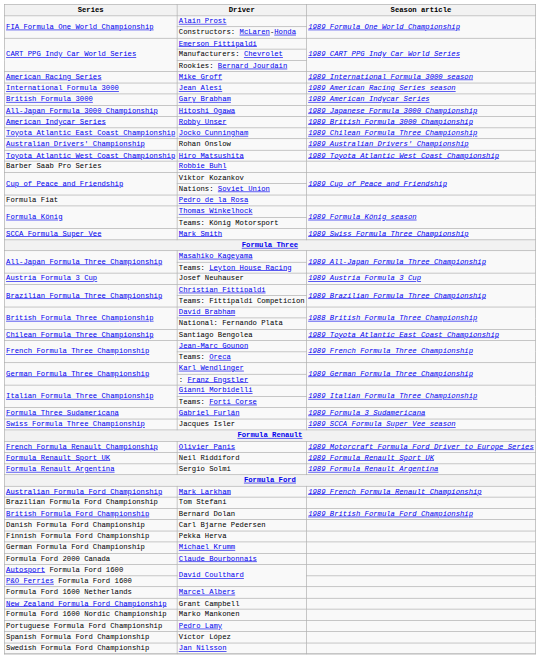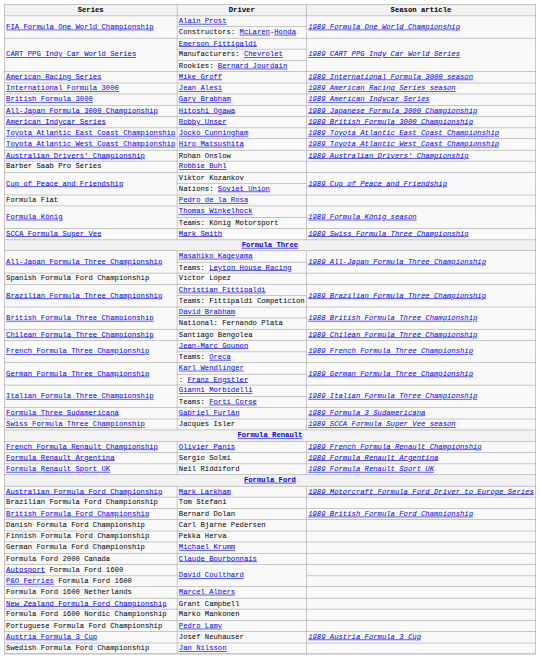(393, 133) 1989 Chilean Formula Three Championship -> (404, 133) 1989 Toyota Atlantic East Coast Championship
rows swapped: (91, 156) <-> (75, 145)
rows swapped: (52, 279) <-> (78, 637)
(404, 335) 1989 Toyota Atlantic East Coast Championship -> (393, 335) 1989 Chilean Formula Three Championship
(421, 447) 1989 Motorcraft Formula Ford Driver to Europe Series -> (395, 447) 1989 French Formula Renault Championship
rows swapped: (58, 458) <-> (60, 469)
(395, 492) 1989 French Formula Renault Championship -> (421, 492) 1989 Motorcraft Formula Ford Driver to Europe Series
